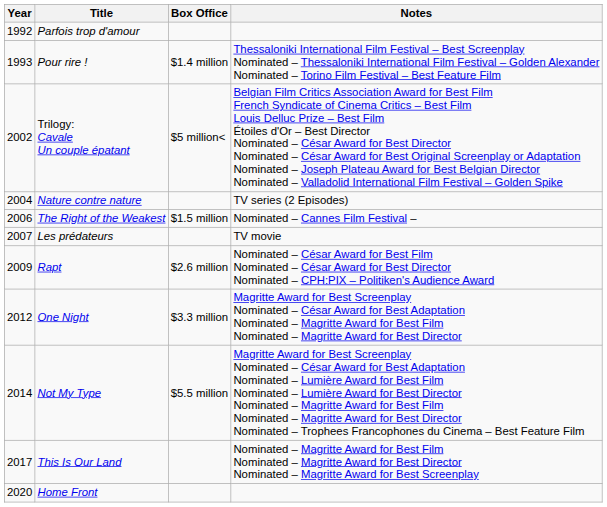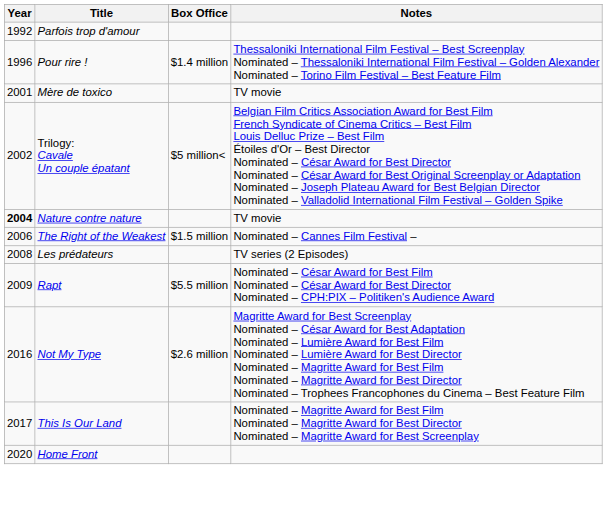(20, 62) 1993 -> (20, 62) 1996
+ row: (75, 93)
(20, 200) normal -> (20, 218) bold
(291, 200) TV series (2 Episodes) -> (257, 218) TV movie
(20, 236) 2007 -> (20, 254) 2008
(257, 236) TV movie -> (291, 254) TV series (2 Episodes)
(199, 267) $2.6 million -> (199, 285) $5.5 million
- row: (63, 317)
(20, 392) 2014 -> (20, 354) 2016
(199, 392) $5.5 million -> (199, 354) $2.6 million
